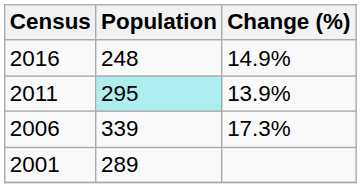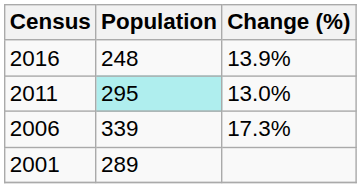(259, 57) 14.9% -> (259, 57) 13.9%
(259, 93) 13.9% -> (259, 93) 13.0%
